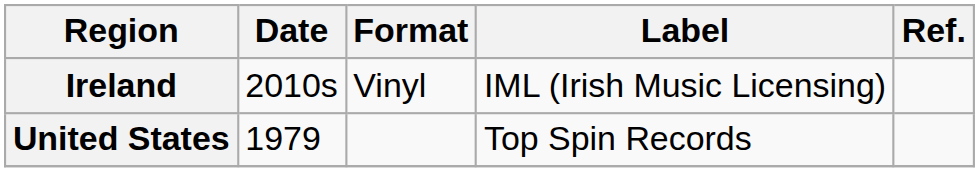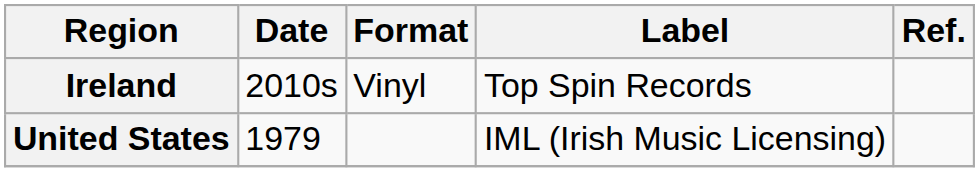(685, 85) IML (Irish Music Licensing) -> (618, 85) Top Spin Records
(618, 138) Top Spin Records -> (685, 138) IML (Irish Music Licensing)
